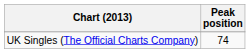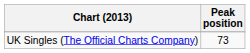(223, 40) 74 -> (223, 40) 73
